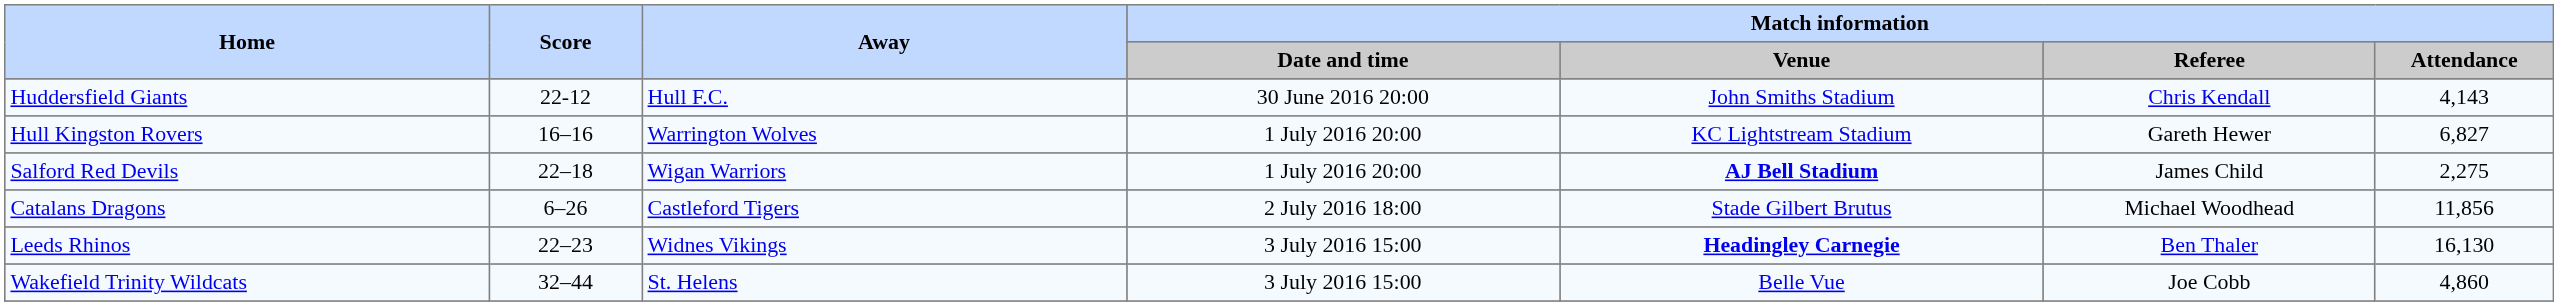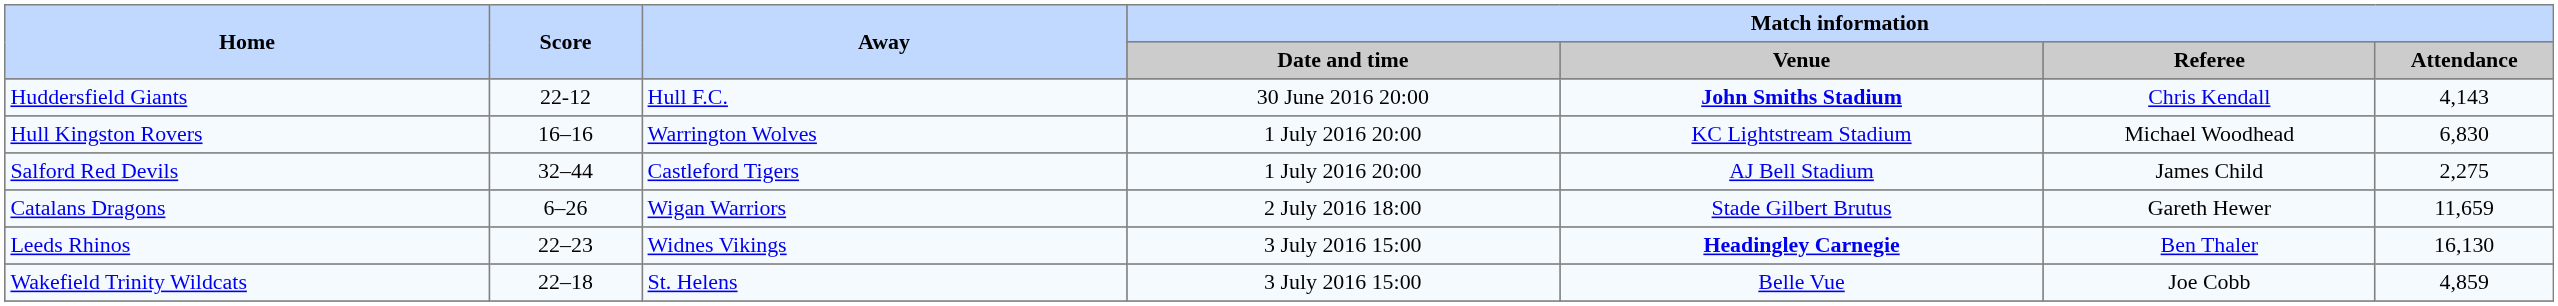(1802, 97) normal -> (1802, 97) bold
(2209, 134) Gareth Hewer -> (2209, 134) Michael Woodhead
(2464, 134) 6,827 -> (2464, 134) 6,830
(565, 171) 22–18 -> (565, 171) 32–44
(717, 171) Wigan Warriors -> (723, 171) Castleford Tigers
(1802, 171) bold -> (1802, 171) normal
(723, 208) Castleford Tigers -> (717, 208) Wigan Warriors
(2209, 208) Michael Woodhead -> (2209, 208) Gareth Hewer
(2464, 208) 11,856 -> (2464, 208) 11,659
(565, 282) 32–44 -> (565, 282) 22–18
(2464, 282) 4,860 -> (2464, 282) 4,859
